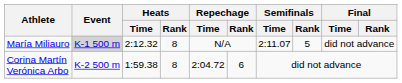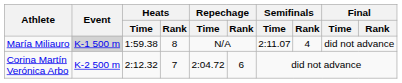(141, 44) 2:12.32 -> (141, 44) 1:59.38
(307, 44) 5 -> (307, 44) 4
(141, 65) 1:59.38 -> (141, 65) 2:12.32
(175, 65) 8 -> (175, 65) 7
